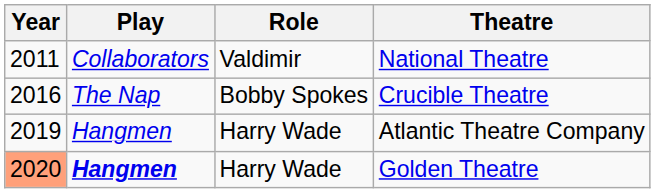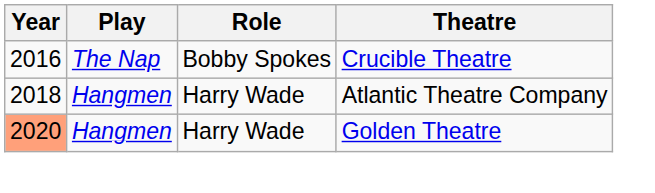- row: (464, 59)
(36, 132) 2019 -> (36, 95) 2018
(124, 168) bold -> (122, 132) normal
